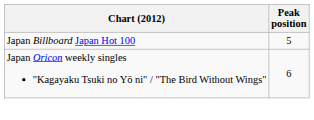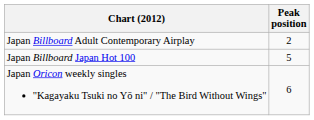+ row: (101, 40)
